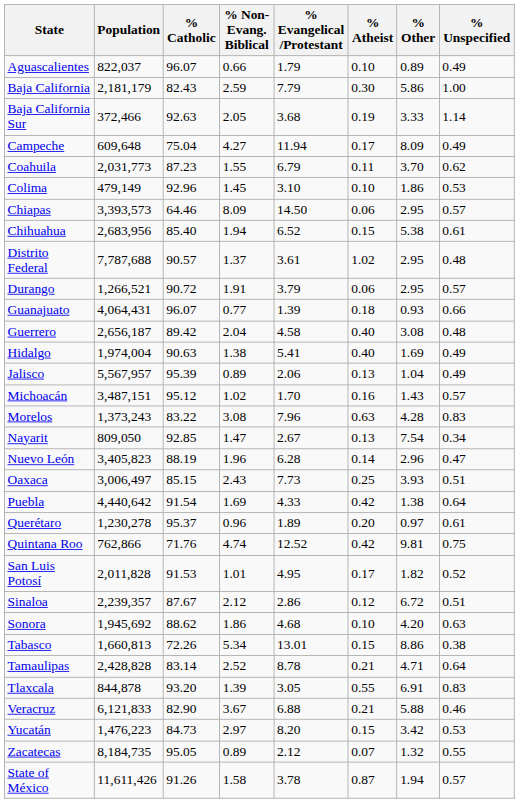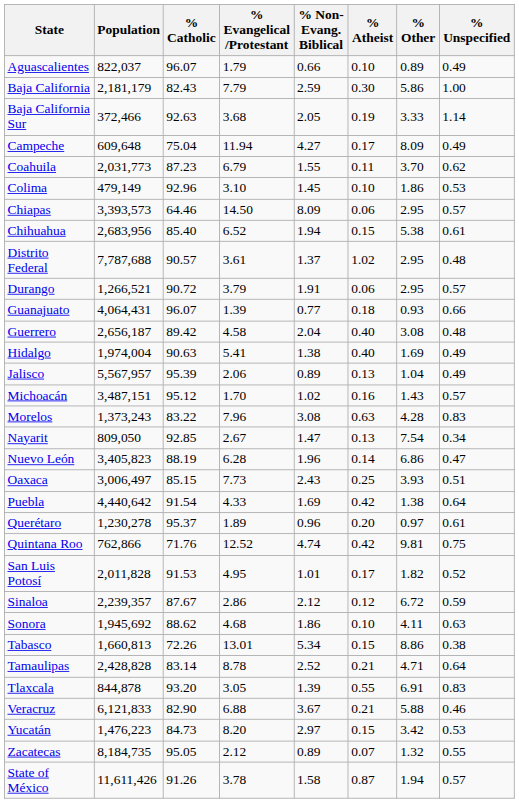columns swapped: (311, 30) <-> (247, 30)
(412, 459) 2.96 -> (412, 459) 6.86
(454, 602) 0.51 -> (454, 602) 0.59
(412, 623) 4.20 -> (412, 623) 4.11
